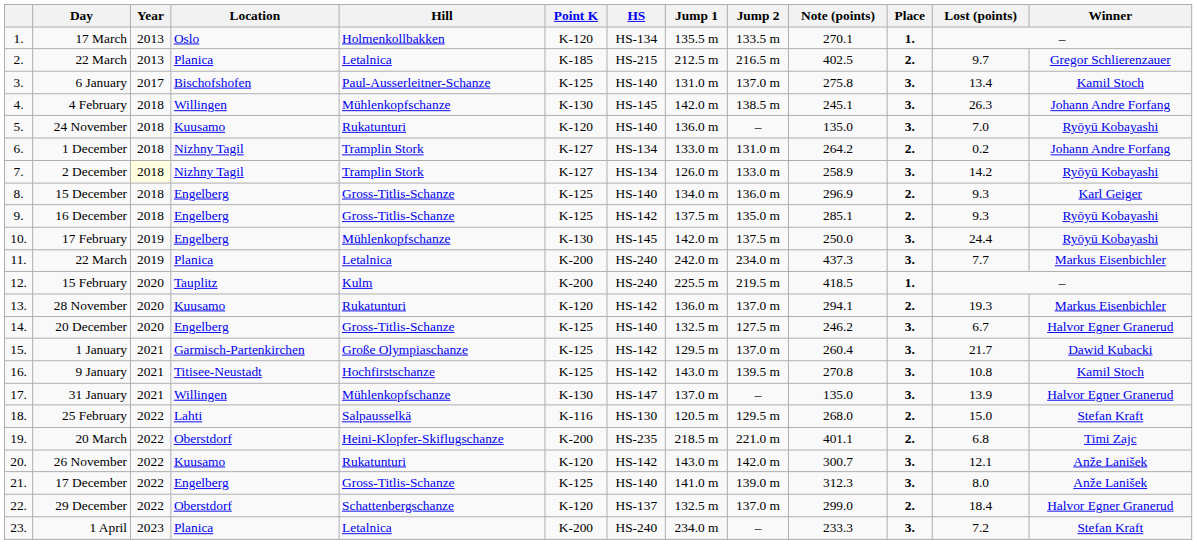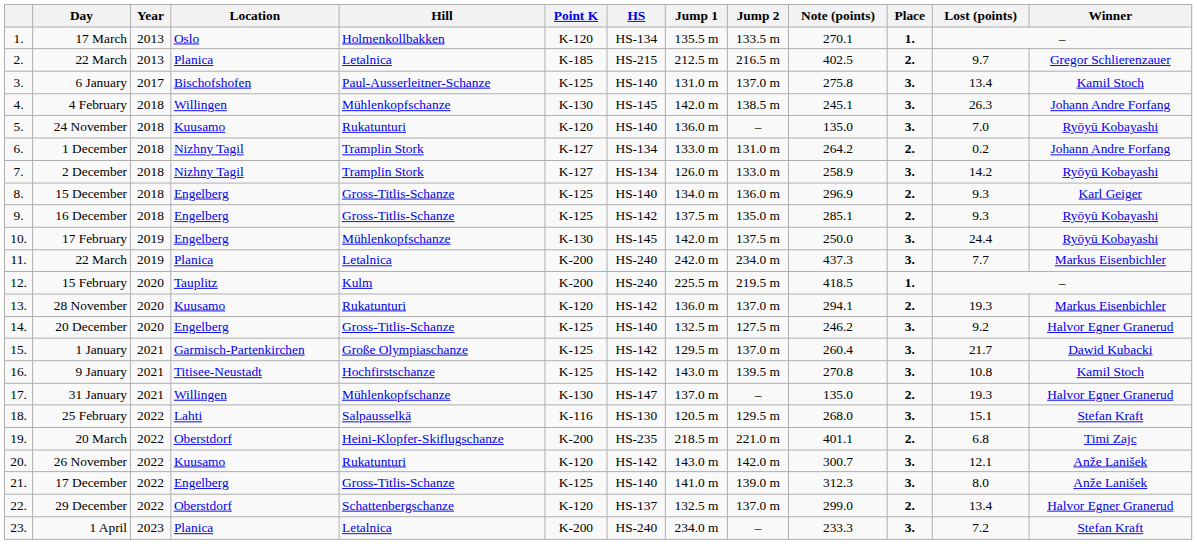(150, 171) lightyellow background -> (150, 171) no background
(981, 327) 6.7 -> (981, 327) 9.2
(910, 394) 3. -> (910, 394) 2.
(981, 394) 13.9 -> (981, 394) 19.3
(910, 416) 2. -> (910, 416) 3.
(981, 416) 15.0 -> (981, 416) 15.1
(981, 505) 18.4 -> (981, 505) 13.4
